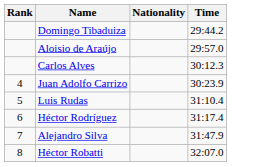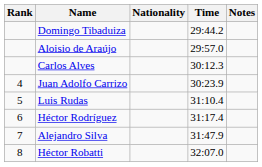+ column: (242, 13)
